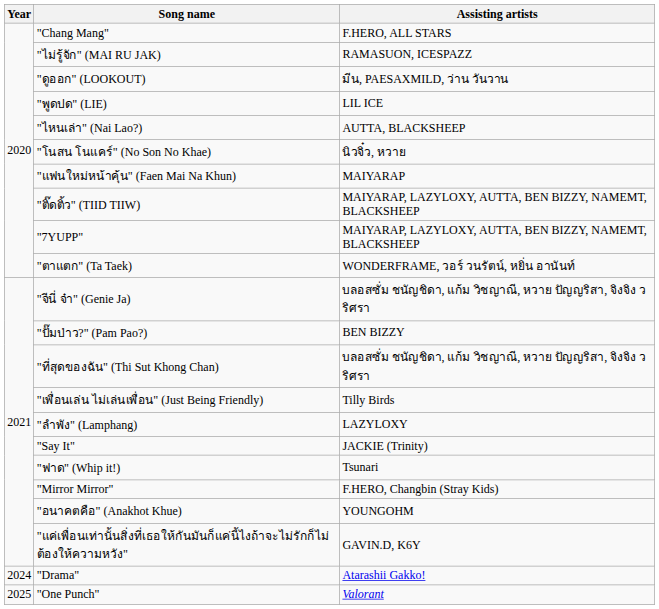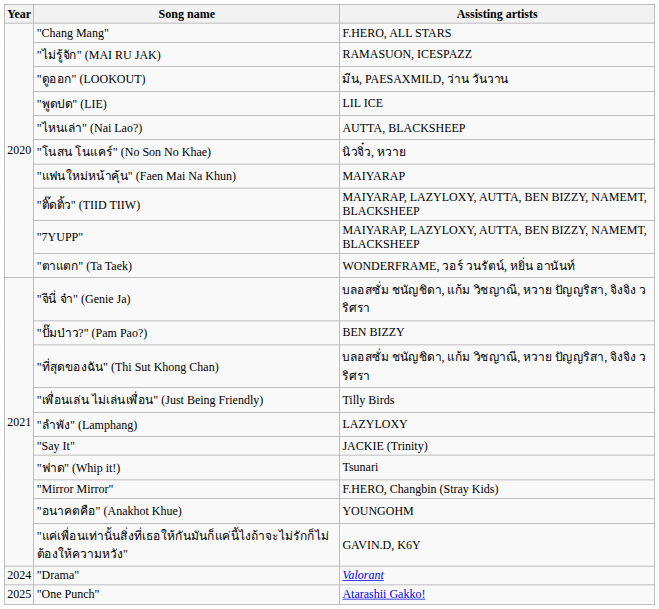(384, 575) Atarashii Gakko! -> (363, 575) Valorant
(363, 594) Valorant -> (384, 594) Atarashii Gakko!
